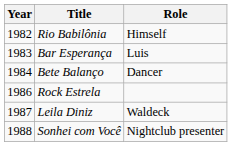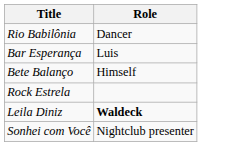- column: (20, 14)
(147, 33) Himself -> (114, 33) Dancer
(144, 72) Dancer -> (116, 72) Himself
(148, 111) normal -> (119, 111) bold
